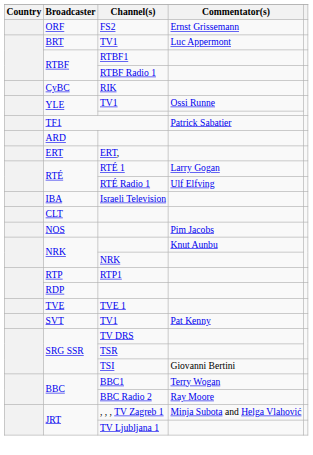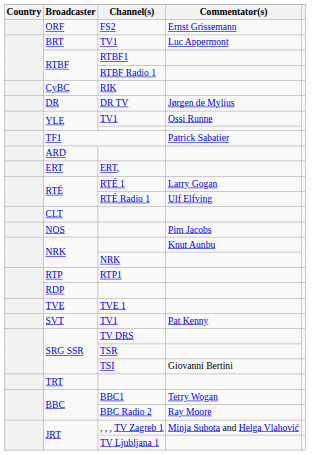+ row: (52, 103)
- row: (54, 199)
+ row: (54, 381)
